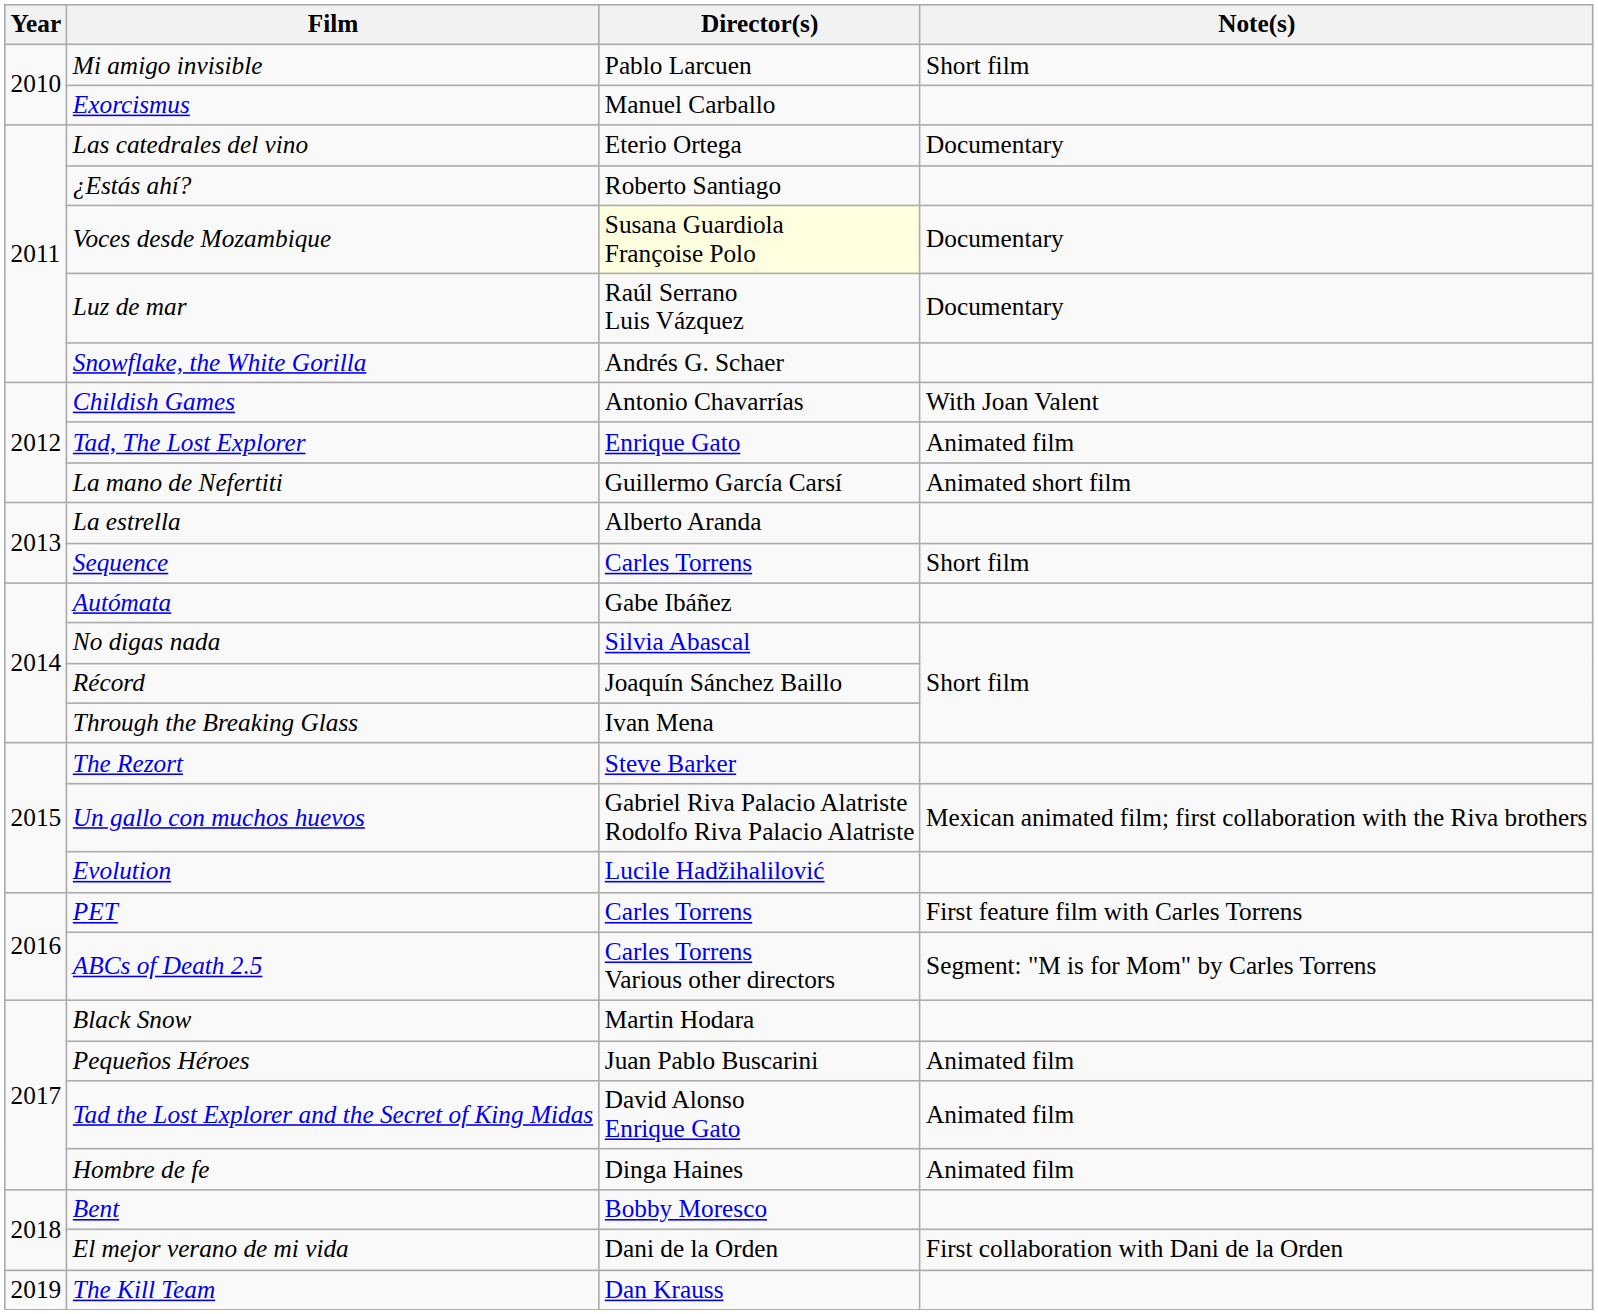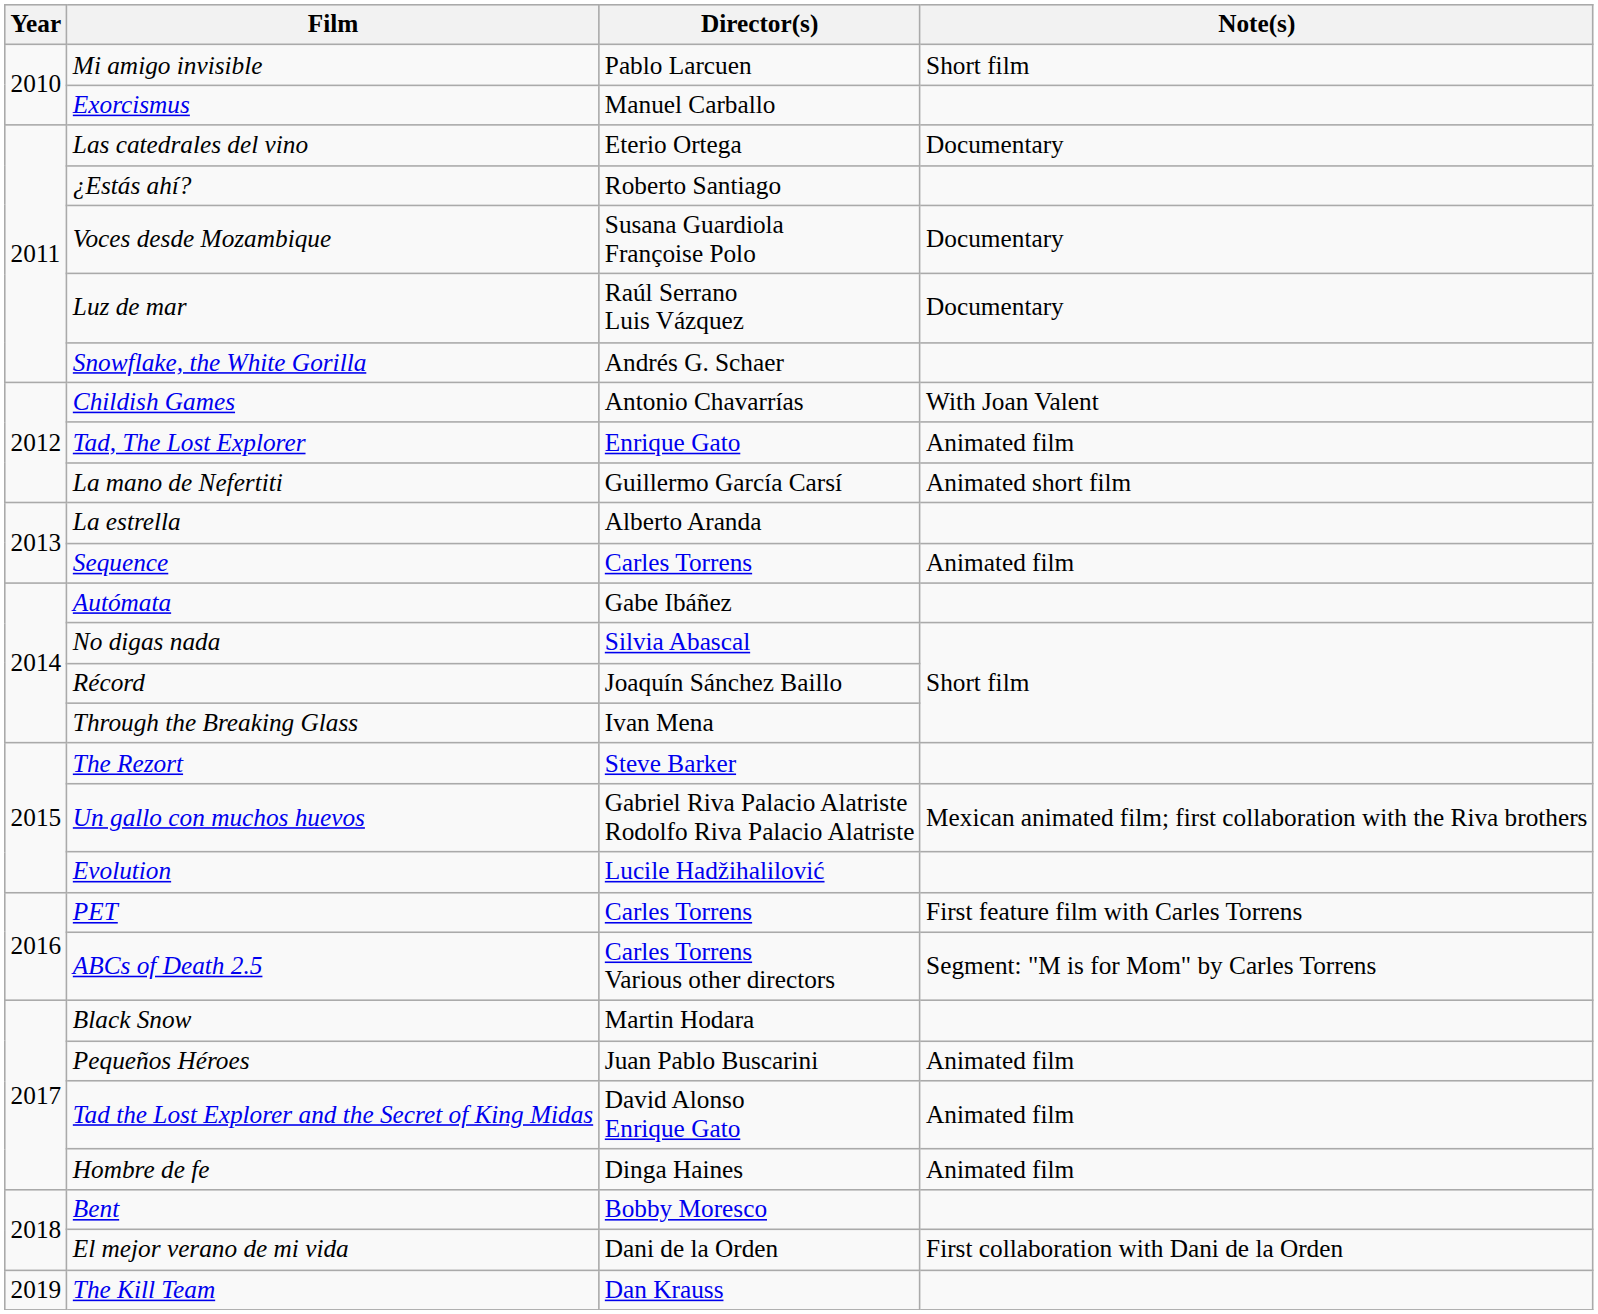(694, 239) lightyellow background -> (694, 239) no background
(978, 562) Short film -> (1000, 562) Animated film
